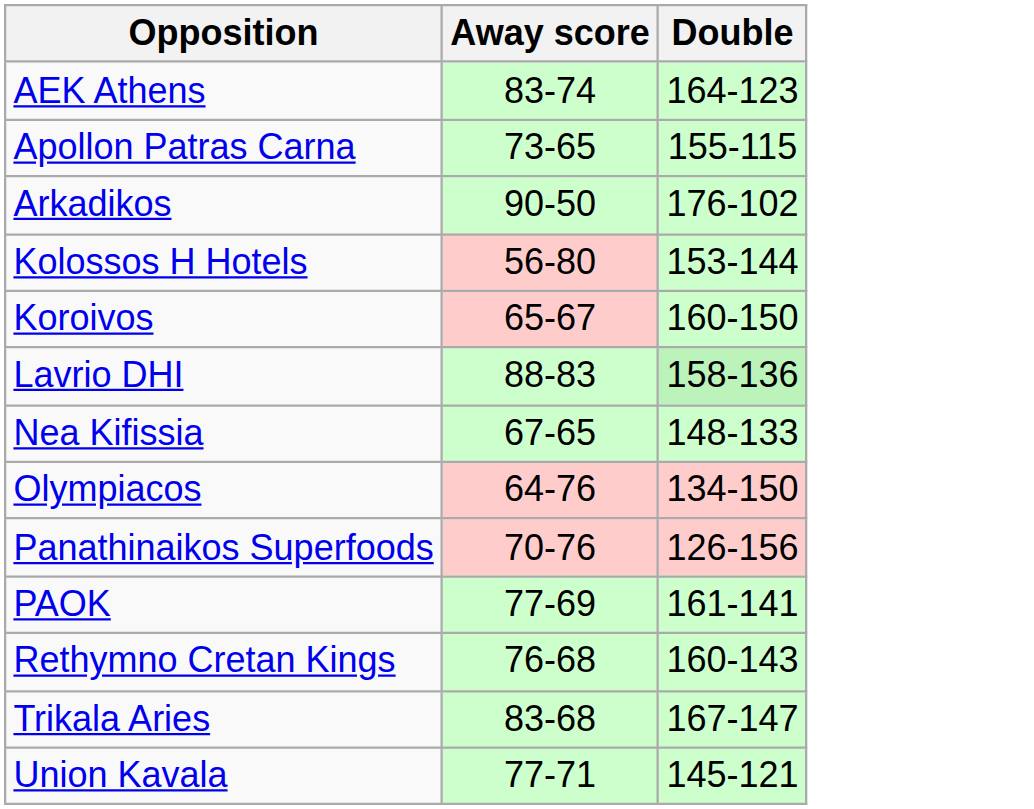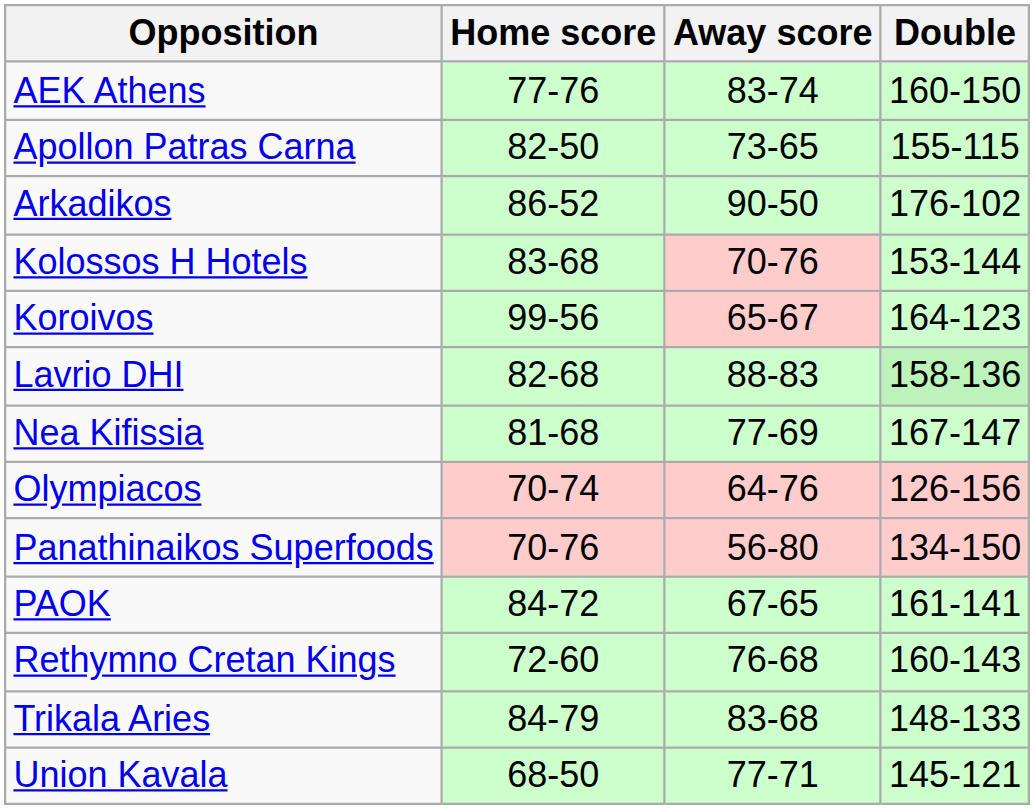+ column: (553, 33)
(732, 90) 164-123 -> (955, 90) 160-150
(550, 261) 56-80 -> (773, 261) 70-76
(732, 318) 160-150 -> (955, 318) 164-123
(550, 432) 67-65 -> (773, 432) 77-69
(732, 432) 148-133 -> (955, 432) 167-147
(732, 489) 134-150 -> (955, 489) 126-156
(550, 546) 70-76 -> (773, 546) 56-80
(732, 546) 126-156 -> (955, 546) 134-150
(550, 603) 77-69 -> (773, 603) 67-65
(732, 718) 167-147 -> (955, 718) 148-133
